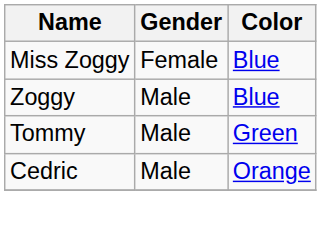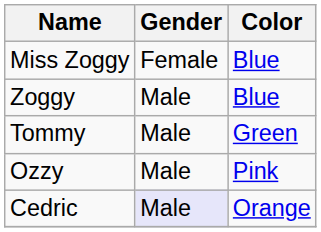+ row: (37, 171)
(166, 171) no background -> (166, 208) lavender background
